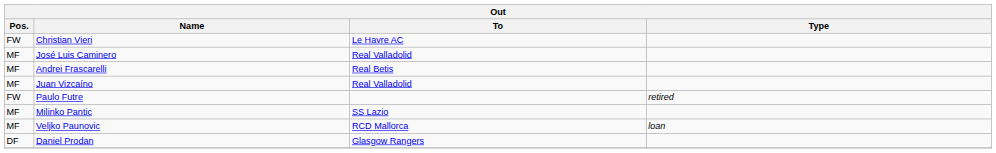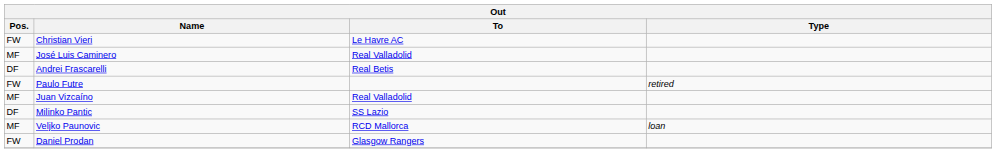(13, 69) MF -> (12, 69) DF
rows swapped: (59, 98) <-> (64, 84)
(13, 112) MF -> (12, 112) DF
(12, 141) DF -> (13, 141) FW
